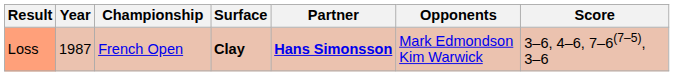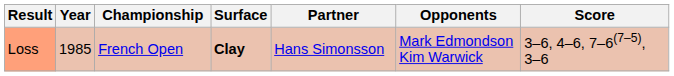(75, 49) 1987 -> (75, 49) 1985
(333, 49) bold -> (329, 49) normal
